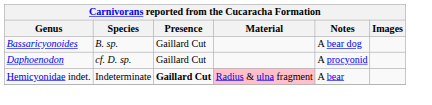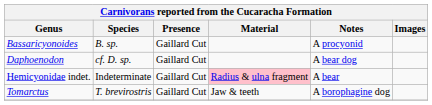(340, 44) A bear dog -> (338, 44) A procyonid
(343, 60) A procyonid -> (335, 60) A bear dog
(183, 76) bold -> (181, 76) normal
+ row: (28, 92)
